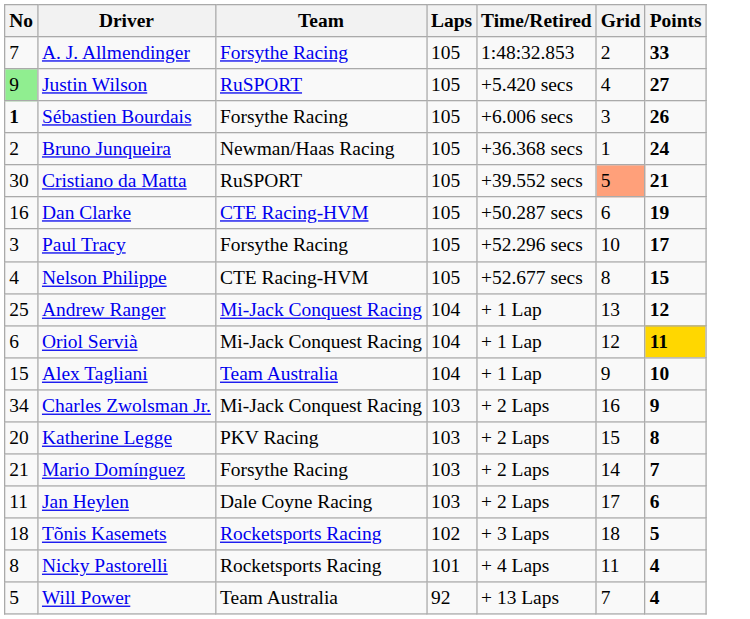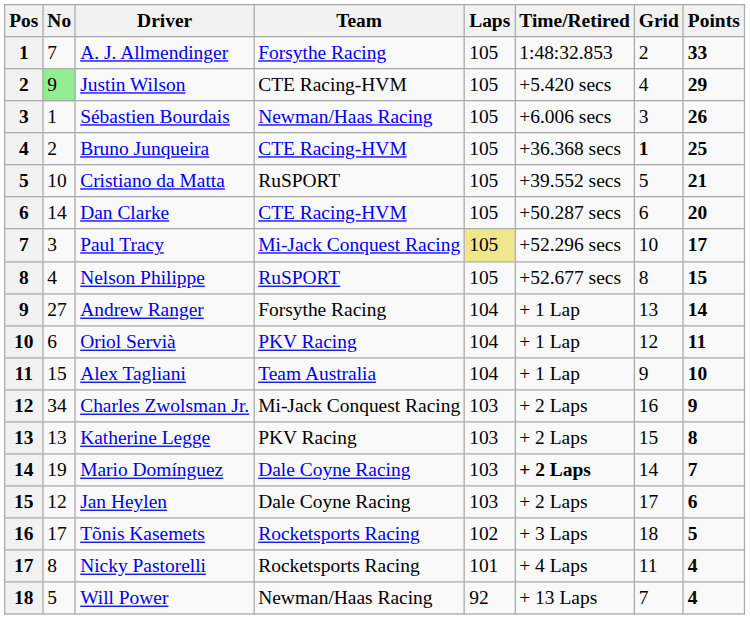+ column: (24, 20)
(261, 84) RuSPORT -> (332, 84) CTE Racing-HVM
(659, 84) 27 -> (698, 84) 29
(14, 116) bold -> (52, 116) normal
(284, 116) Forsythe Racing -> (345, 116) Newman/Haas Racing
(307, 149) Newman/Haas Racing -> (332, 149) CTE Racing-HVM
(606, 149) normal -> (644, 149) bold
(659, 149) 24 -> (698, 149) 25
(19, 181) 30 -> (57, 181) 10
(606, 181) lightsalmon background -> (644, 181) no background
(19, 213) 16 -> (57, 213) 14
(659, 213) 19 -> (698, 213) 20
(284, 245) Forsythe Racing -> (359, 245) Mi-Jack Conquest Racing
(446, 245) no background -> (484, 245) khaki background
(294, 277) CTE Racing-HVM -> (299, 277) RuSPORT
(19, 309) 25 -> (57, 309) 27
(321, 309) Mi-Jack Conquest Racing -> (322, 309) Forsythe Racing
(659, 309) 12 -> (698, 309) 14
(321, 341) Mi-Jack Conquest Racing -> (307, 341) PKV Racing
(659, 341) gold background -> (697, 341) no background
(19, 437) 20 -> (57, 437) 13
(19, 469) 21 -> (57, 469) 19
(284, 469) Forsythe Racing -> (334, 469) Dale Coyne Racing
(515, 469) normal -> (555, 469) bold
(19, 501) 11 -> (57, 501) 12
(19, 534) 18 -> (57, 534) 17
(279, 598) Team Australia -> (345, 598) Newman/Haas Racing
